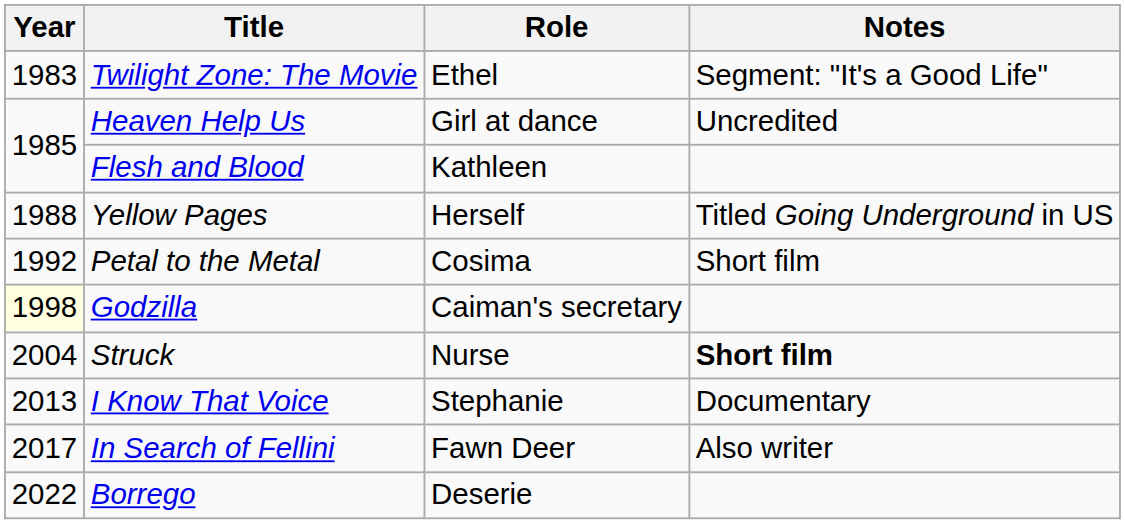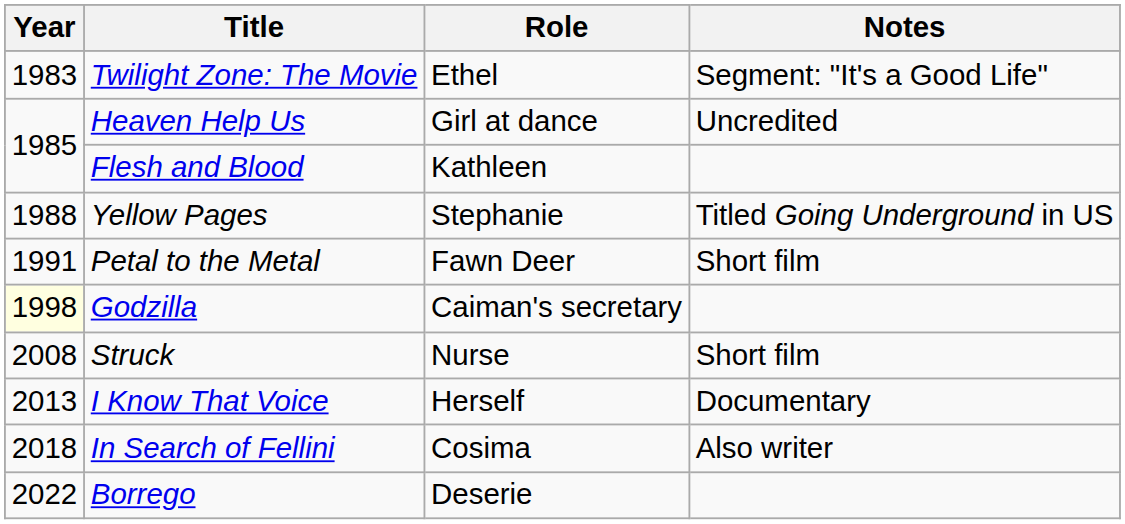(478, 214) Herself -> (497, 214) Stephanie
(44, 261) 1992 -> (44, 261) 1991
(481, 261) Cosima -> (503, 261) Fawn Deer
(44, 354) 2004 -> (44, 354) 2008
(764, 354) bold -> (758, 354) normal
(497, 401) Stephanie -> (478, 401) Herself
(44, 448) 2017 -> (44, 448) 2018
(503, 448) Fawn Deer -> (481, 448) Cosima
